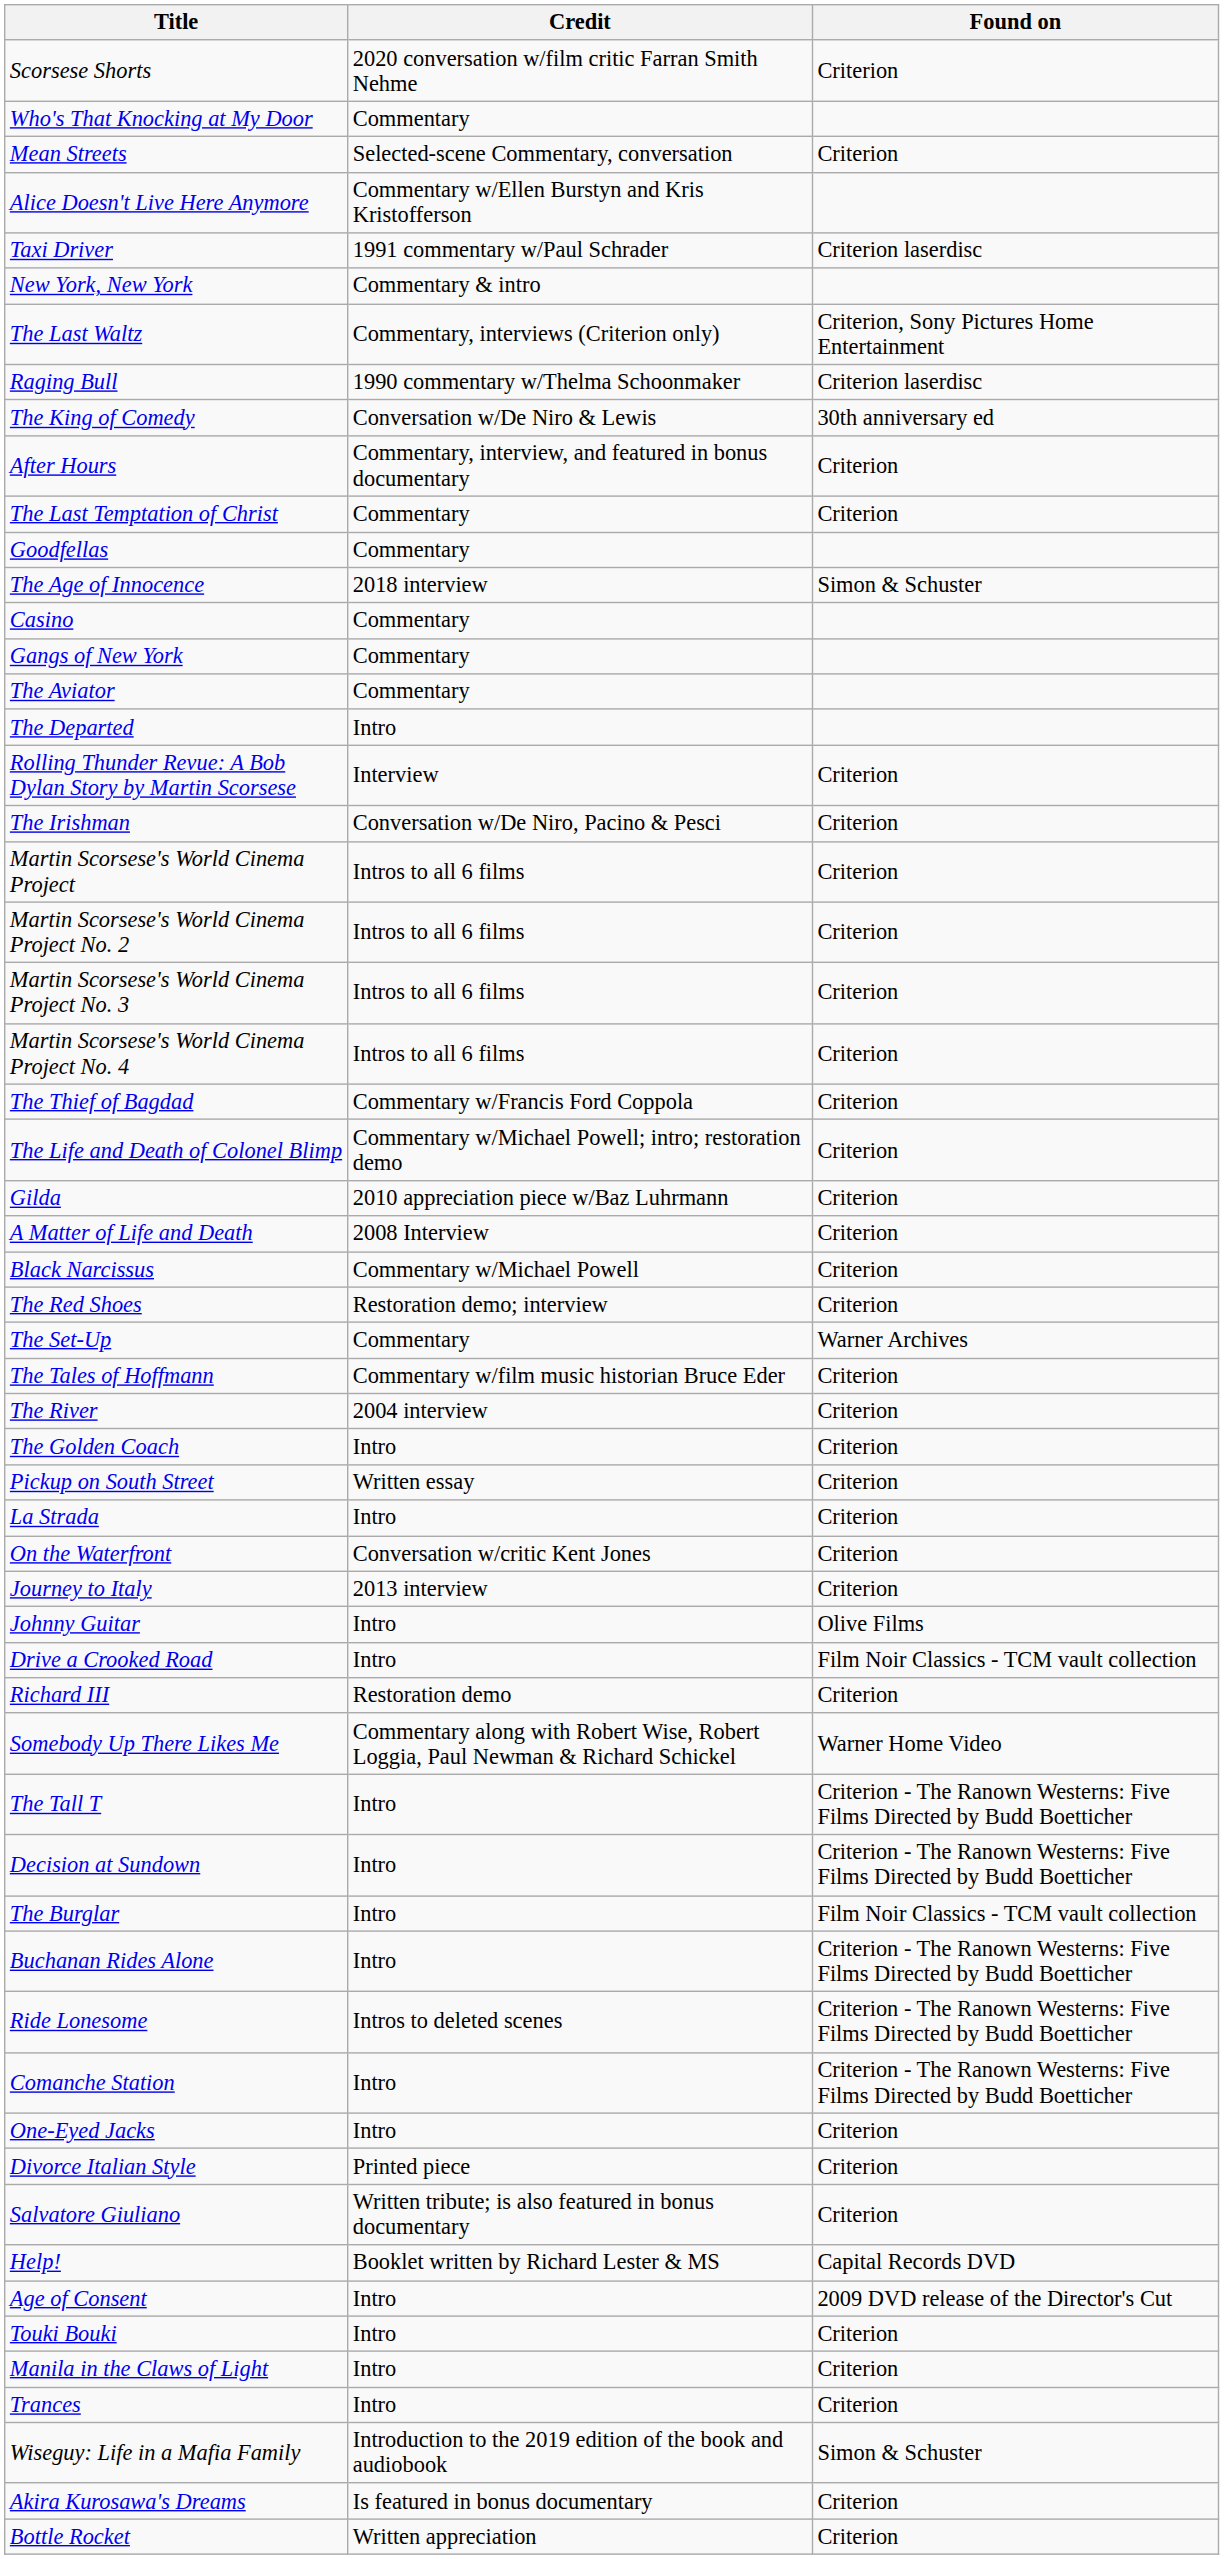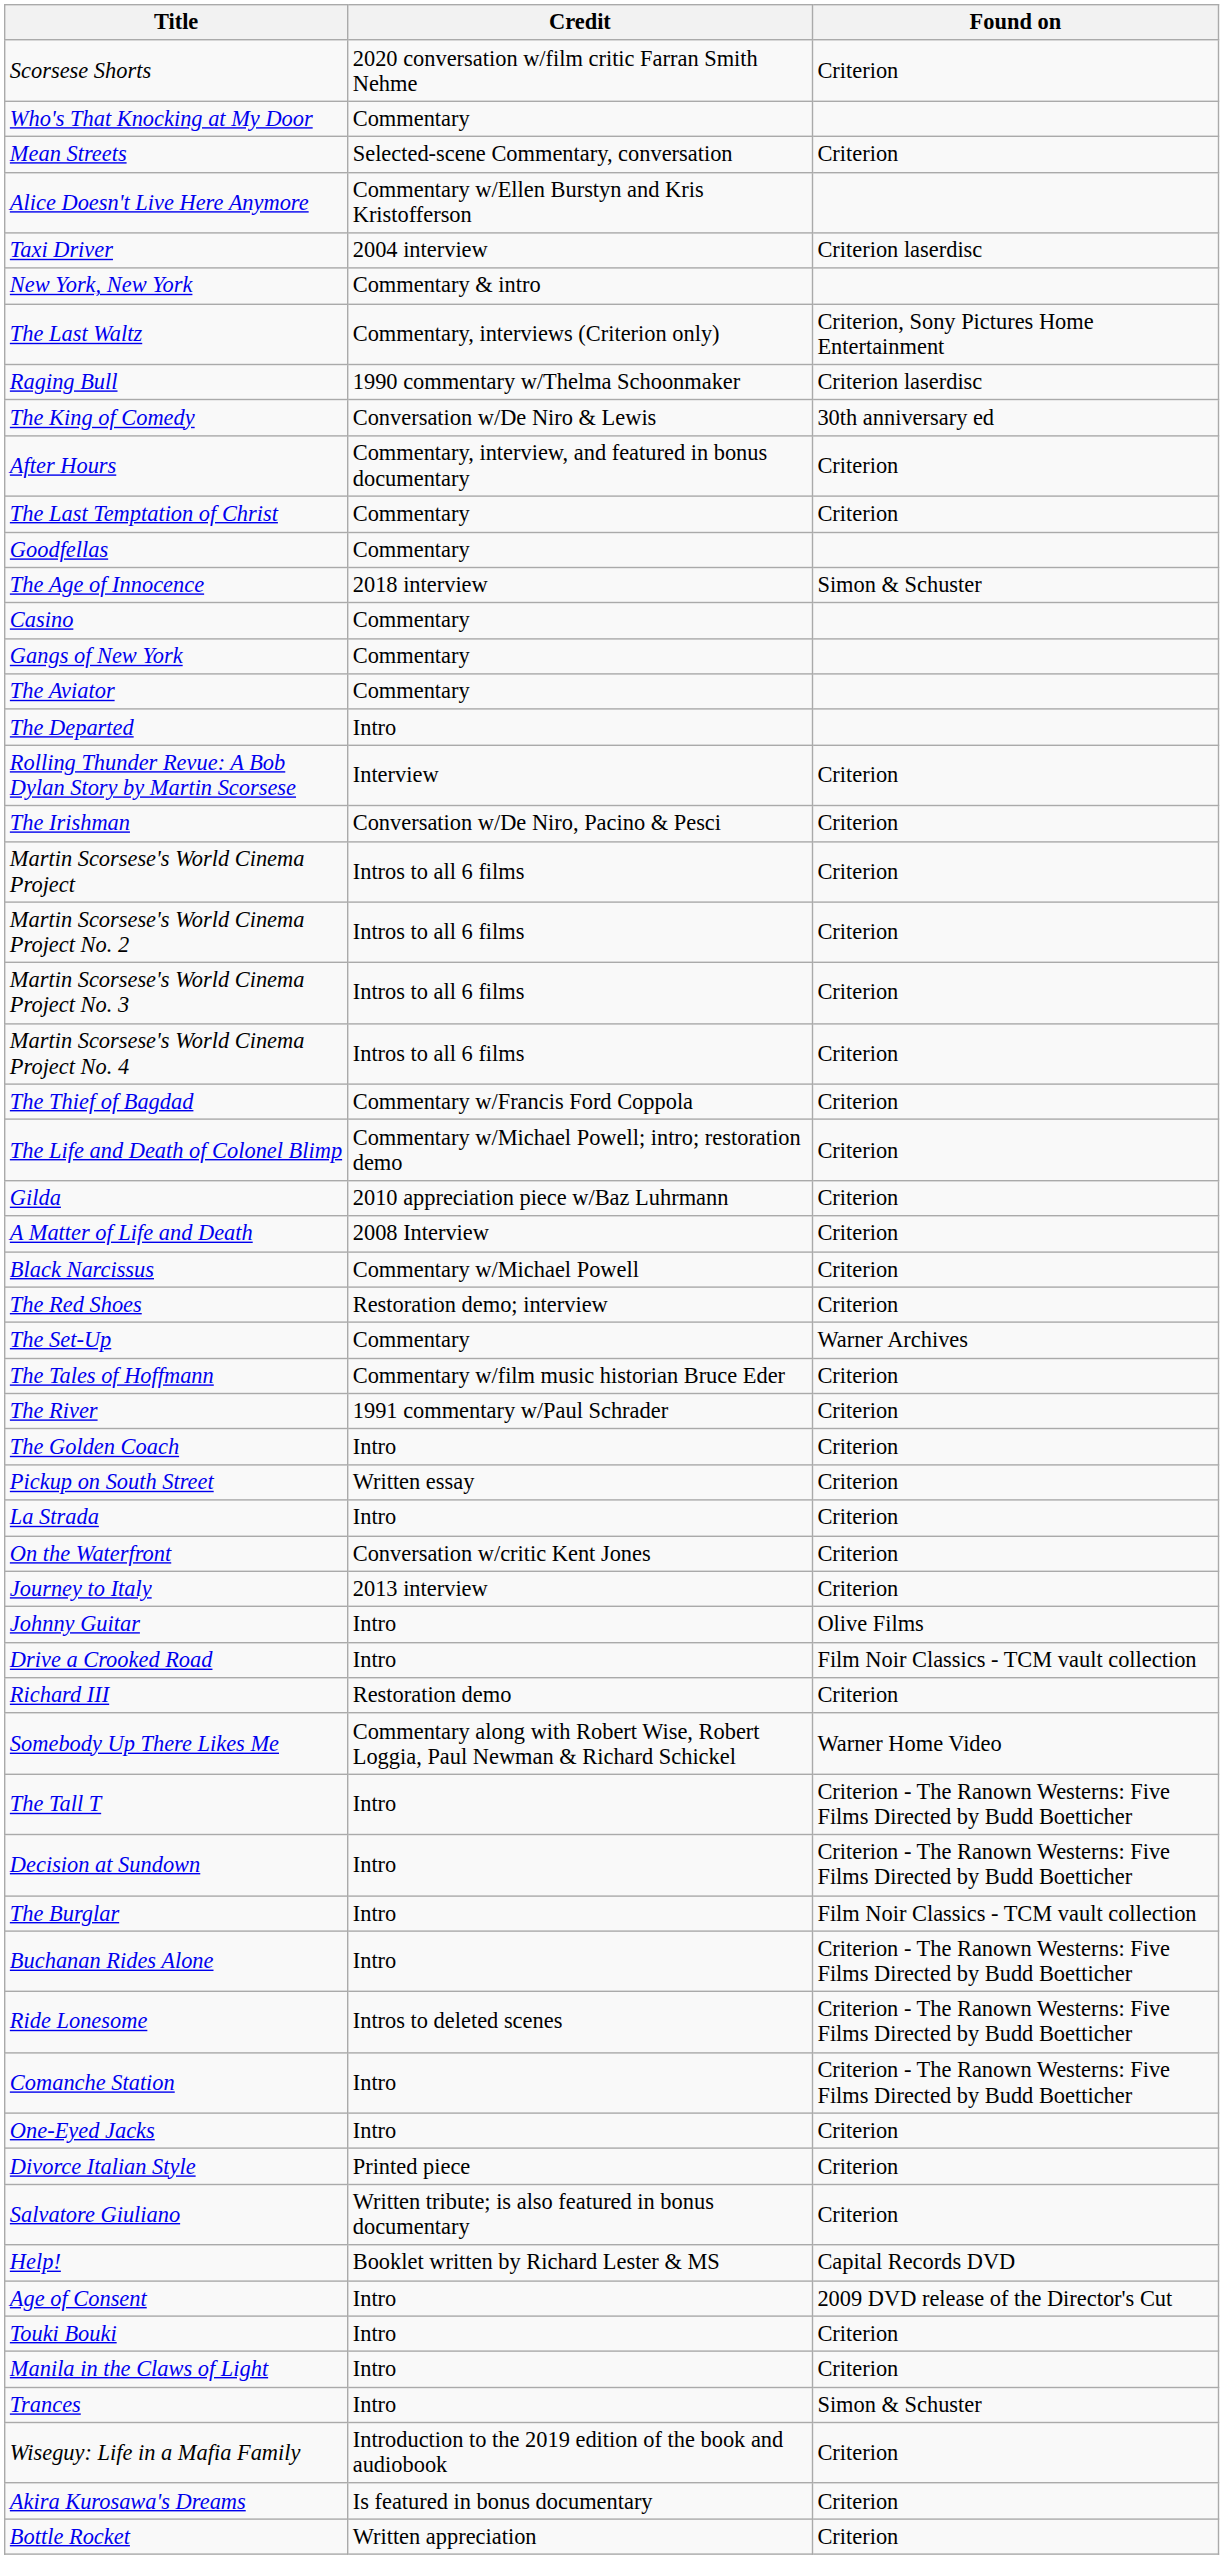(510, 250) 1991 commentary w/Paul Schrader -> (420, 250) 2004 interview
(420, 1411) 2004 interview -> (510, 1411) 1991 commentary w/Paul Schrader
(858, 2404) Criterion -> (900, 2404) Simon & Schuster
(900, 2452) Simon & Schuster -> (858, 2452) Criterion
